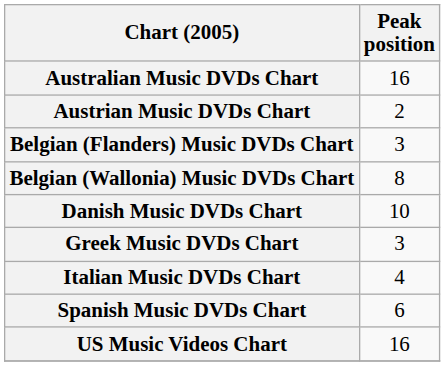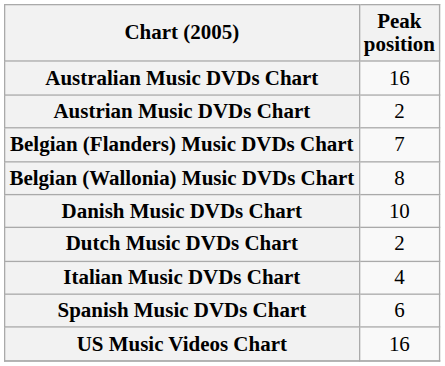(399, 144) 3 -> (399, 144) 7
+ row: (182, 244)
- row: (182, 244)
